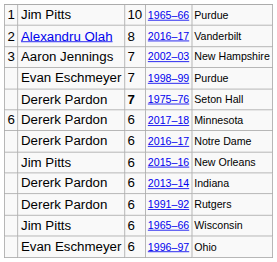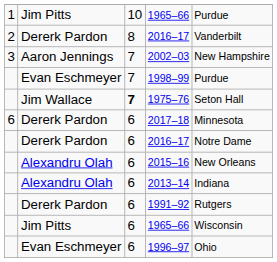(67, 36) Alexandru Olah -> (64, 36) Dererk Pardon
(64, 99) Dererk Pardon -> (57, 99) Jim Wallace
(46, 162) Jim Pitts -> (67, 162) Alexandru Olah
(64, 183) Dererk Pardon -> (67, 183) Alexandru Olah
